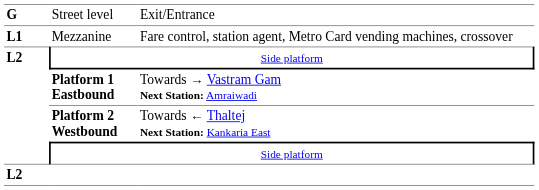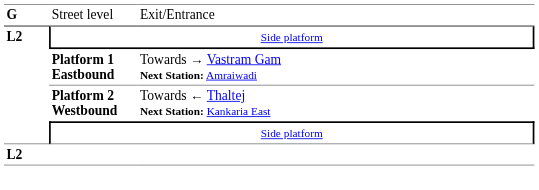- row: (81, 36)
